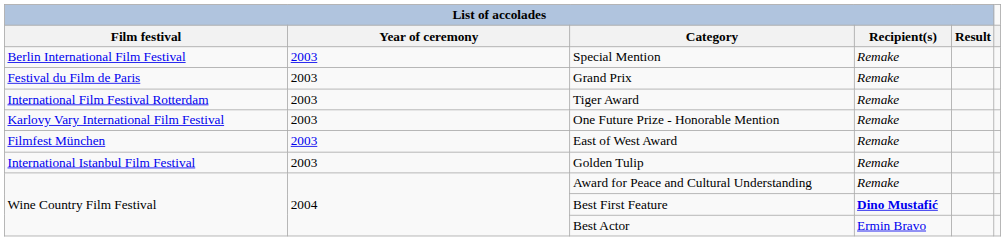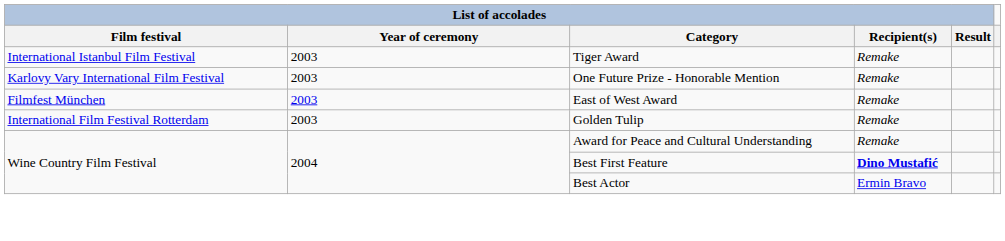- row: (617, 57)
- row: (602, 78)
(108, 99) International Film Festival Rotterdam -> (101, 57) International Istanbul Film Festival
(101, 162) International Istanbul Film Festival -> (108, 120) International Film Festival Rotterdam
